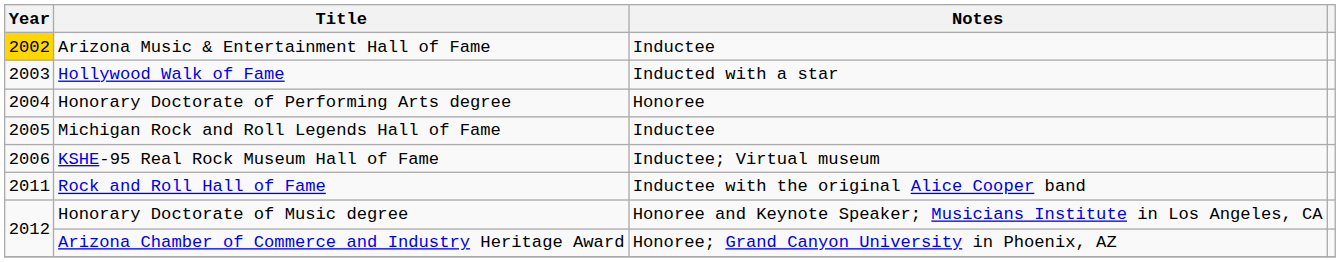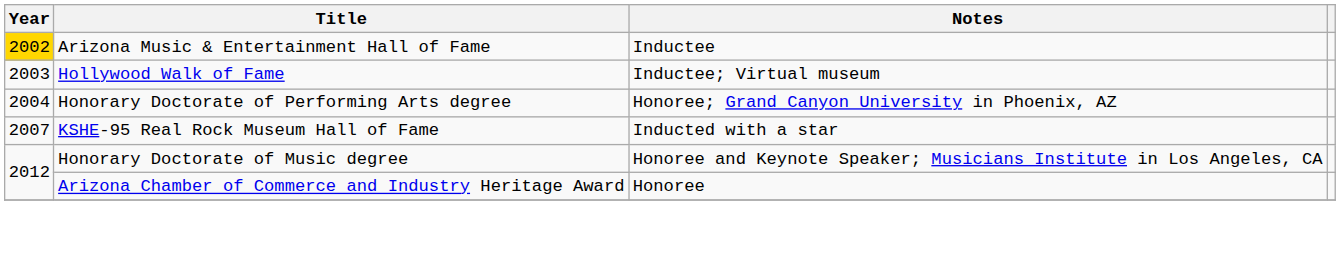(736, 75) Inducted with a star -> (756, 75) Inductee; Virtual museum
(669, 103) Honoree -> (875, 103) Honoree; Grand Canyon University in Phoenix, AZ
- row: (280, 131)
(29, 158) 2006 -> (29, 131) 2007
(756, 158) Inductee; Virtual museum -> (736, 131) Inducted with a star
- row: (192, 186)
(875, 242) Honoree; Grand Canyon University in Phoenix, AZ -> (669, 186) Honoree
